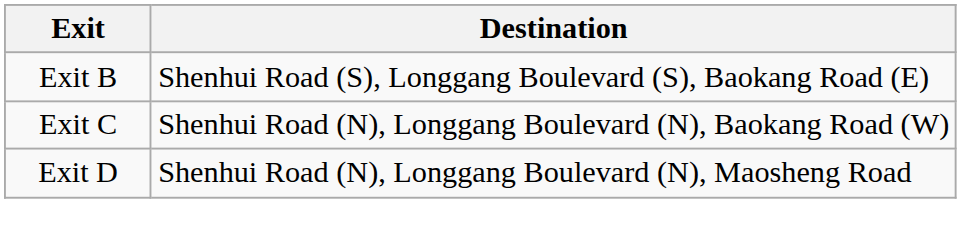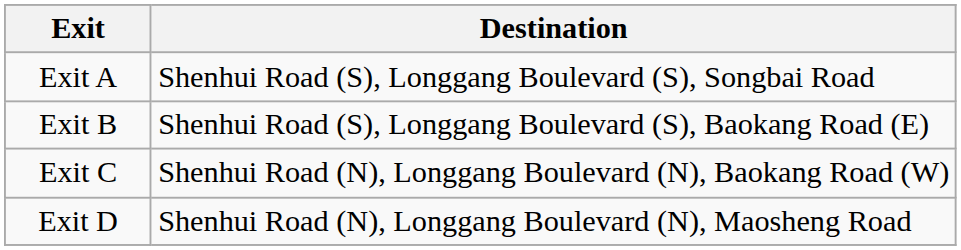+ row: (78, 76)
